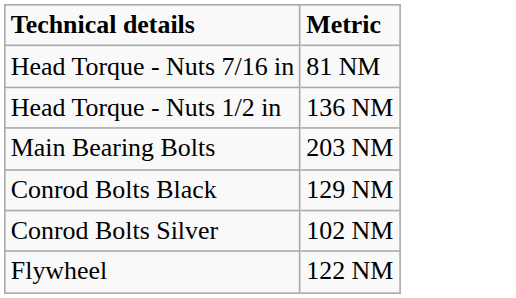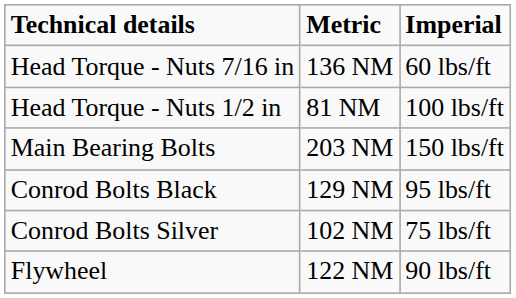+ column: (454, 25)
(343, 66) 81 NM -> (350, 66) 136 NM
(350, 107) 136 NM -> (343, 107) 81 NM
